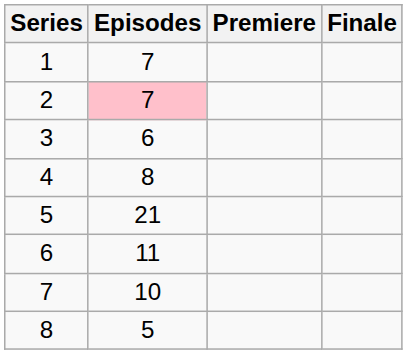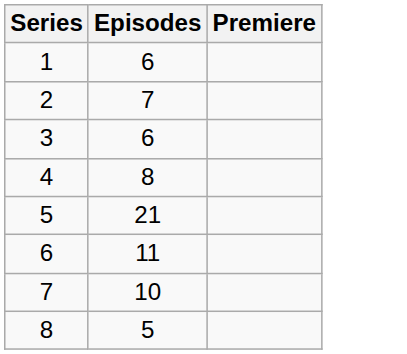- column: (362, 23)
(148, 61) 7 -> (148, 61) 6
(148, 100) pink background -> (148, 100) no background
